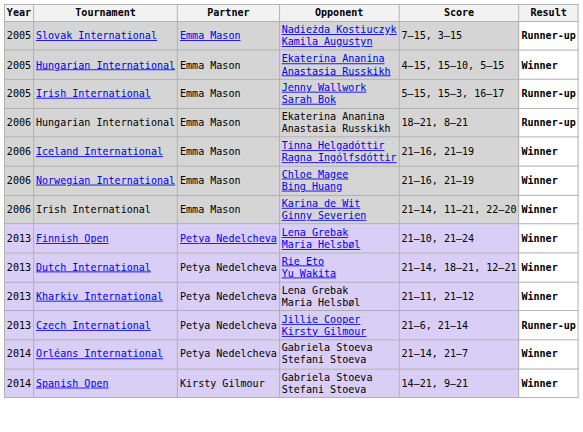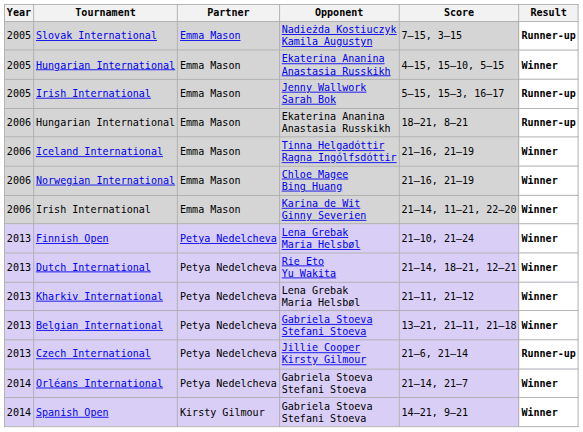+ row: (19, 325)
